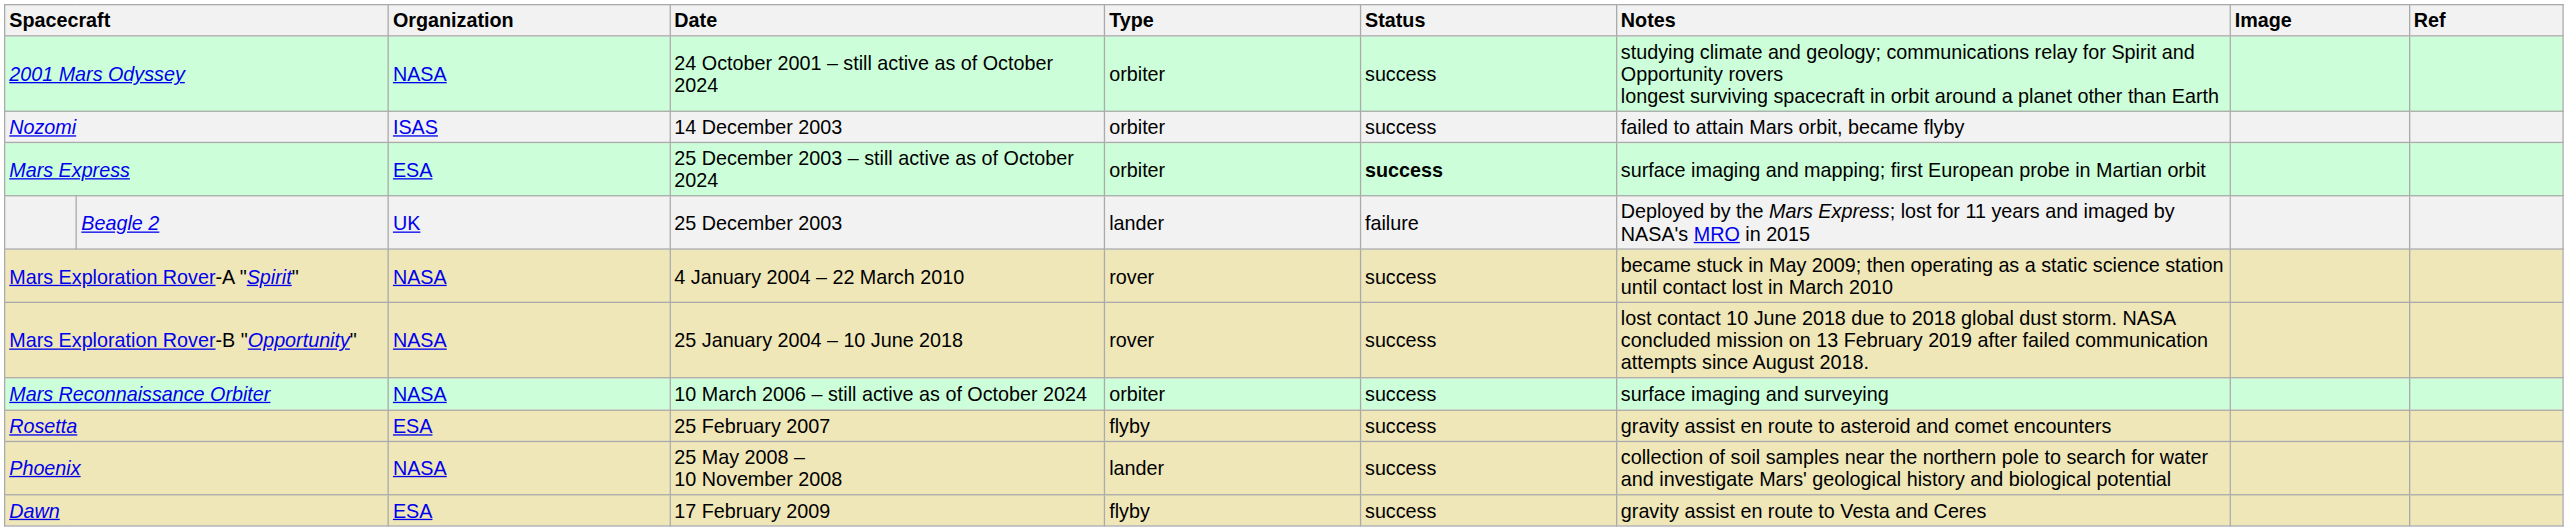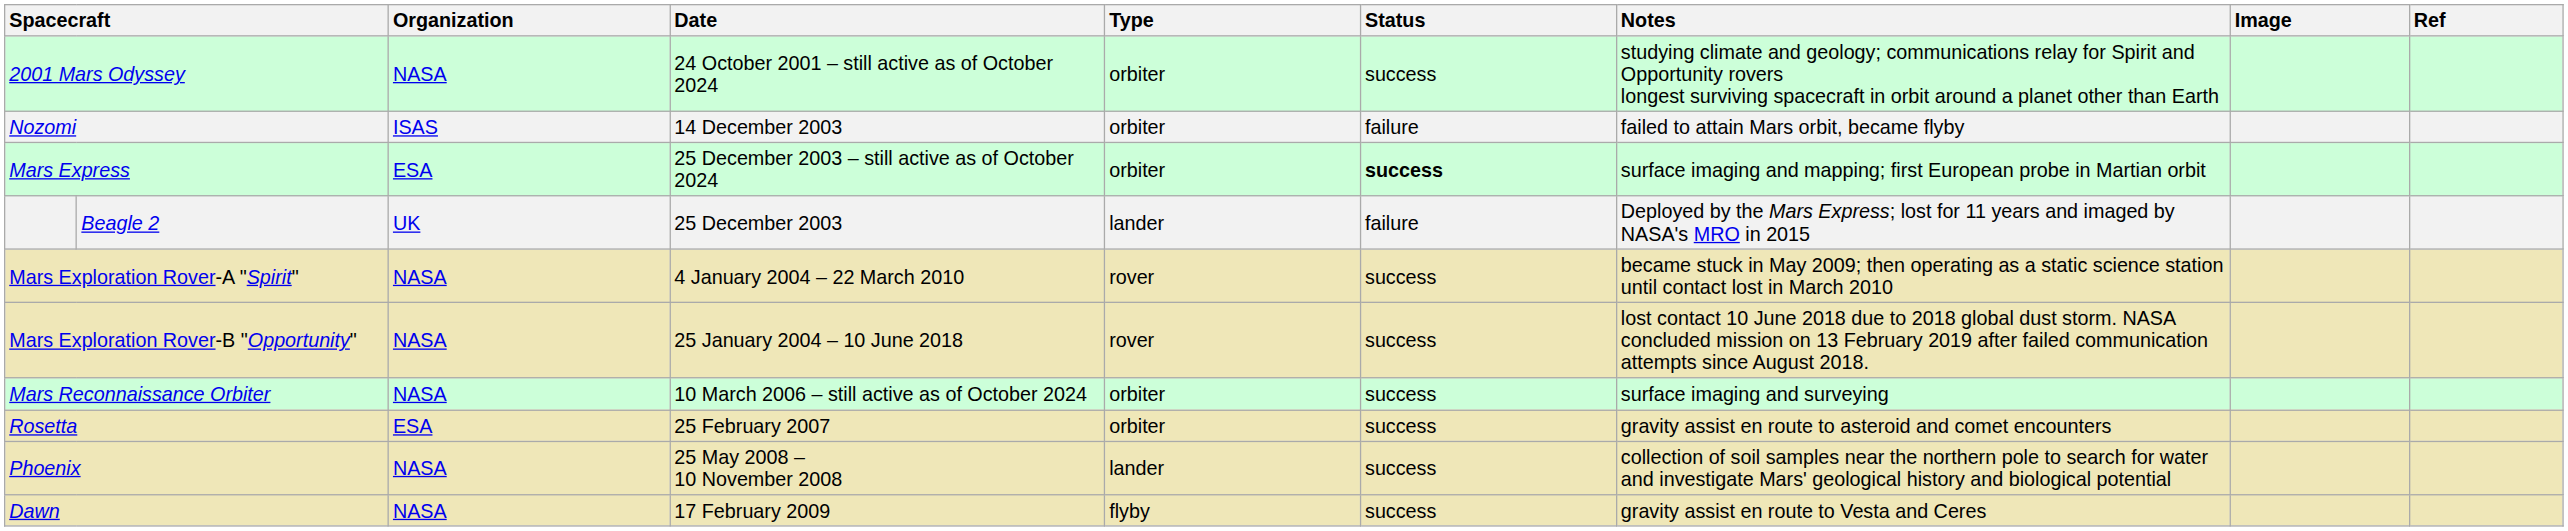(1401, 127) success -> (1392, 127) failure
(1130, 425) flyby -> (1137, 425) orbiter
(413, 510) ESA -> (420, 510) NASA
